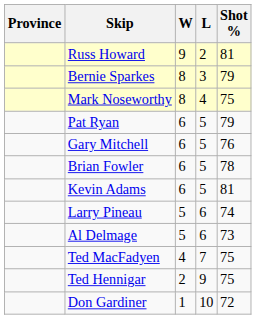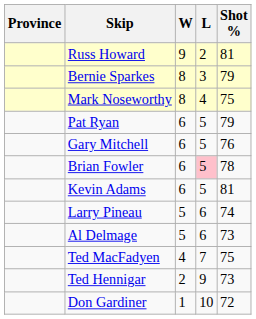(203, 167) no background -> (203, 167) pink background
(227, 280) 75 -> (227, 280) 73
